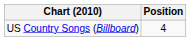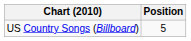(163, 28) 4 -> (163, 28) 5
